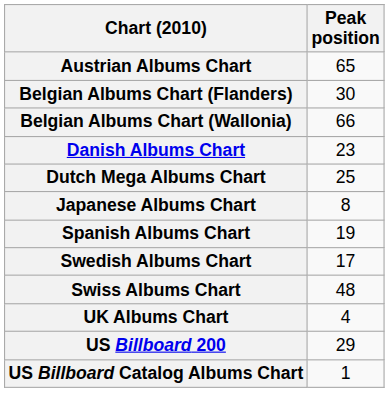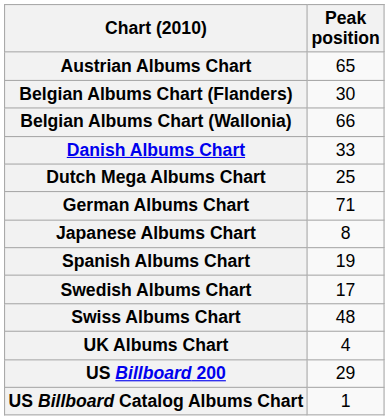(346, 149) 23 -> (346, 149) 33
+ row: (156, 205)
